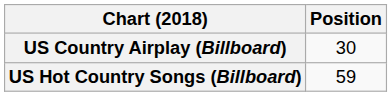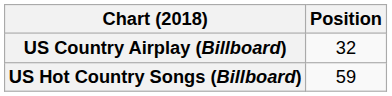(346, 47) 30 -> (346, 47) 32
